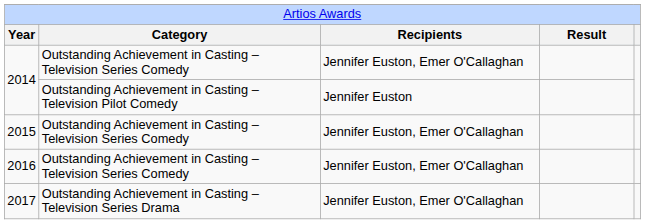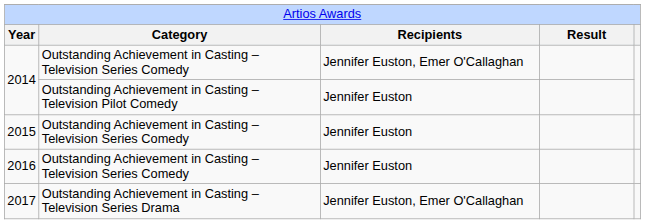(423, 131) Jennifer Euston, Emer O'Callaghan -> (368, 131) Jennifer Euston
(423, 166) Jennifer Euston, Emer O'Callaghan -> (368, 166) Jennifer Euston
